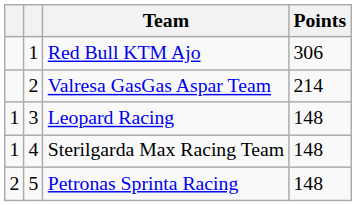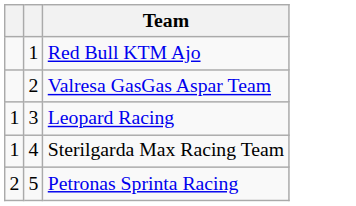- column: (320, 20)
